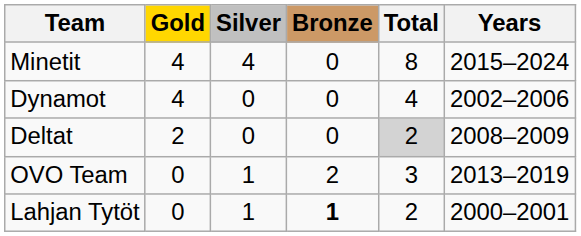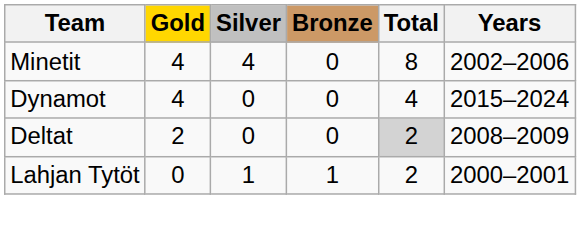(510, 61) 2015–2024 -> (510, 61) 2002–2006
(510, 99) 2002–2006 -> (510, 99) 2015–2024
- row: (69, 174)
(332, 212) bold -> (332, 174) normal
